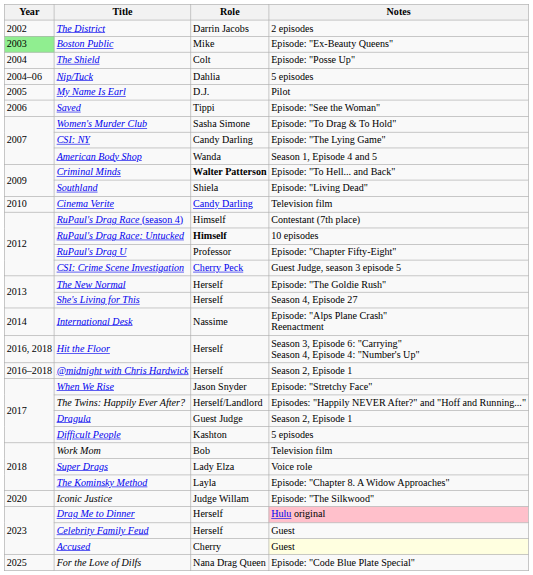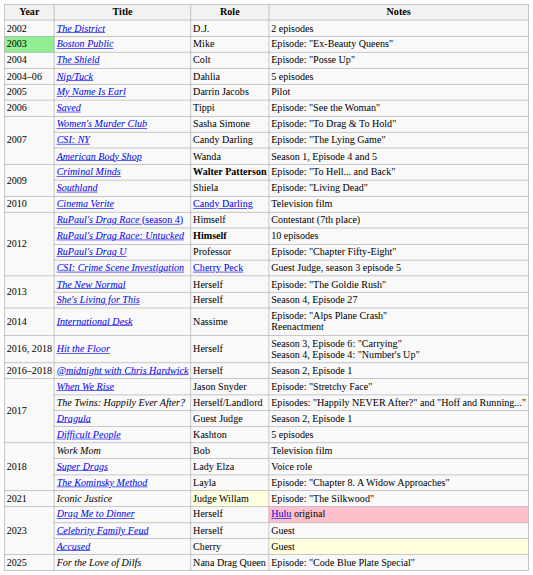(221, 28) Darrin Jacobs -> (201, 28) D.J.
(201, 92) D.J. -> (221, 92) Darrin Jacobs
(17, 498) 2020 -> (17, 498) 2021
(221, 498) no background -> (221, 498) lightyellow background
